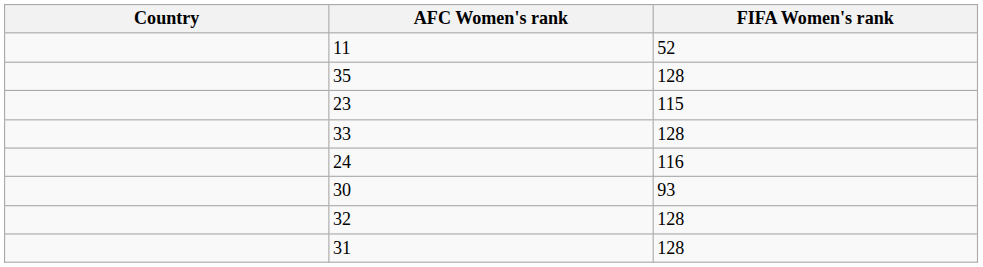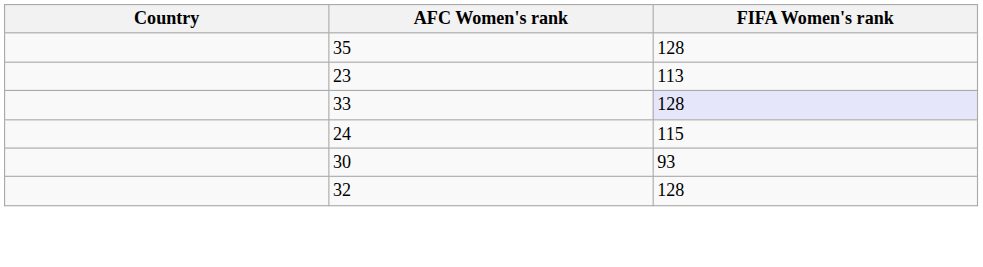- row: (342, 47)
(671, 104) 115 -> (671, 76) 113
(671, 133) no background -> (671, 104) lavender background
(671, 162) 116 -> (671, 133) 115
- row: (342, 248)
